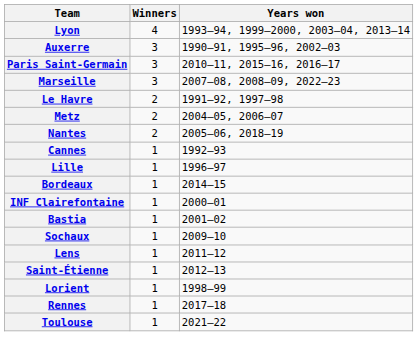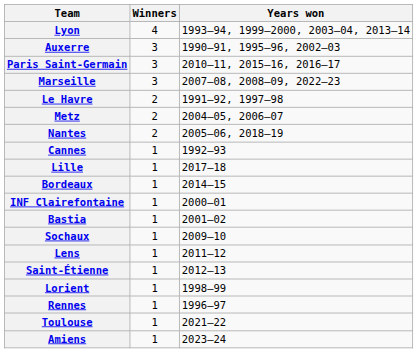(204, 167) 1996–97 -> (204, 167) 2017–18
(204, 305) 2017–18 -> (204, 305) 1996–97
+ row: (67, 339)
